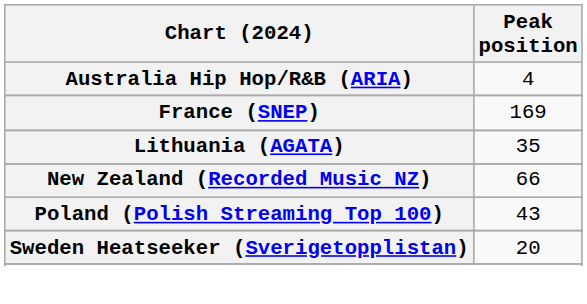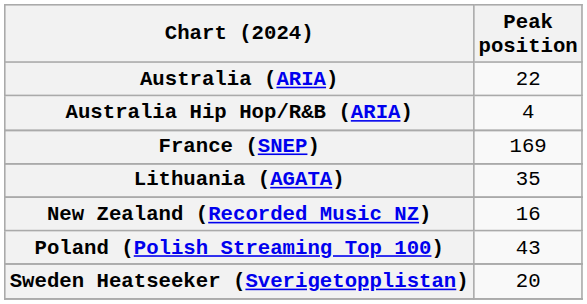+ row: (239, 79)
(528, 180) 66 -> (528, 214) 16
